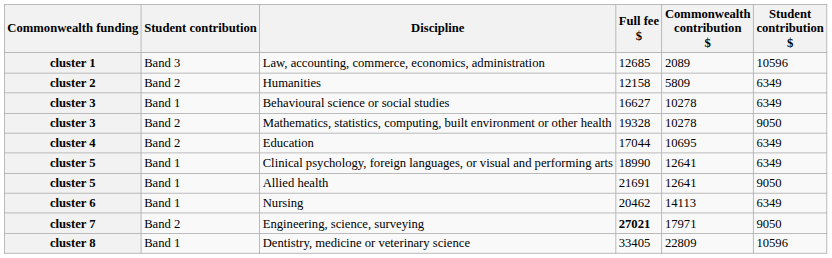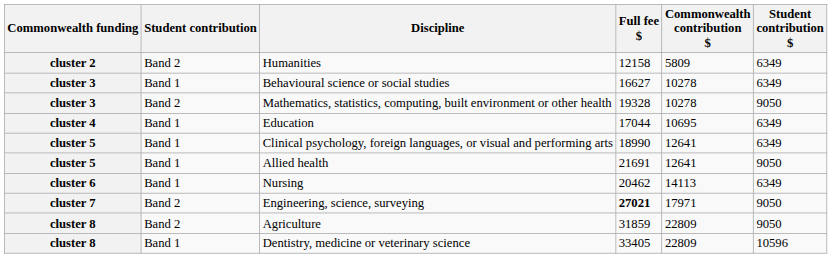- row: (404, 63)
(162, 143) Band 2 -> (162, 123) Band 1
+ row: (292, 223)
